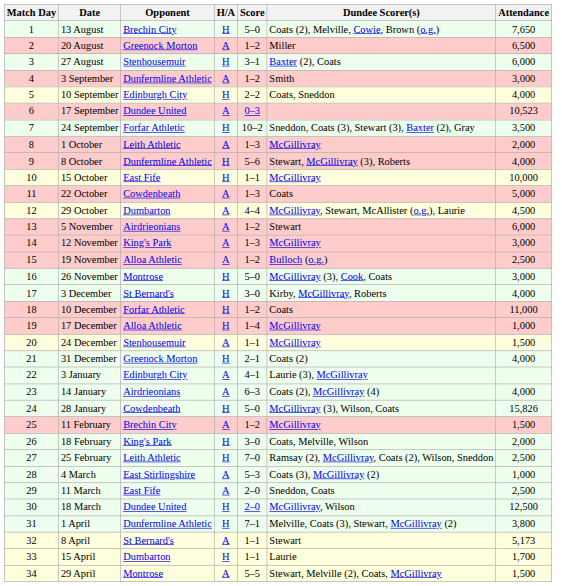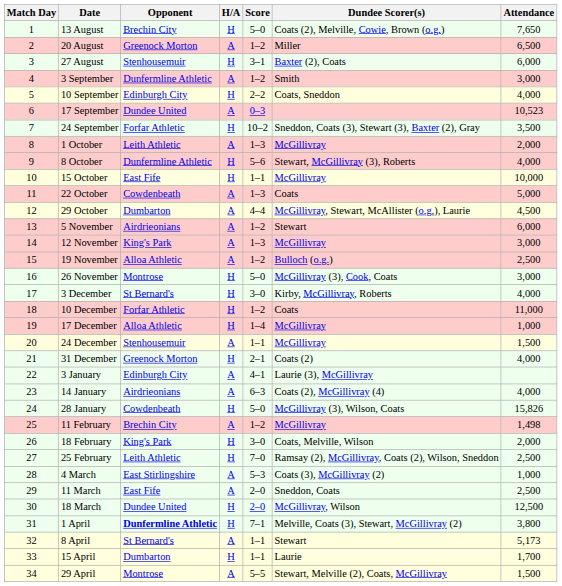(524, 425) 1,500 -> (529, 425) 1,498
(168, 524) normal -> (170, 524) bold
